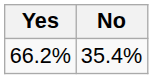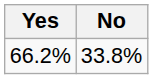(111, 55) 35.4% -> (111, 55) 33.8%
